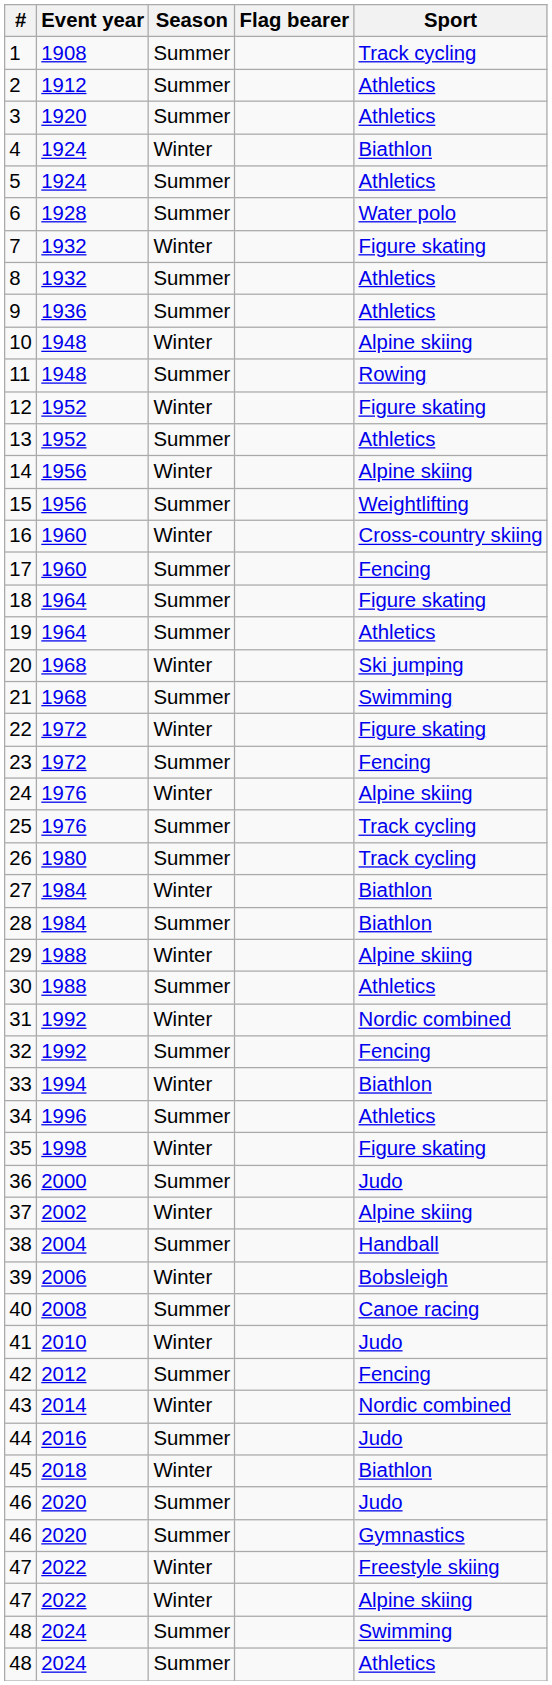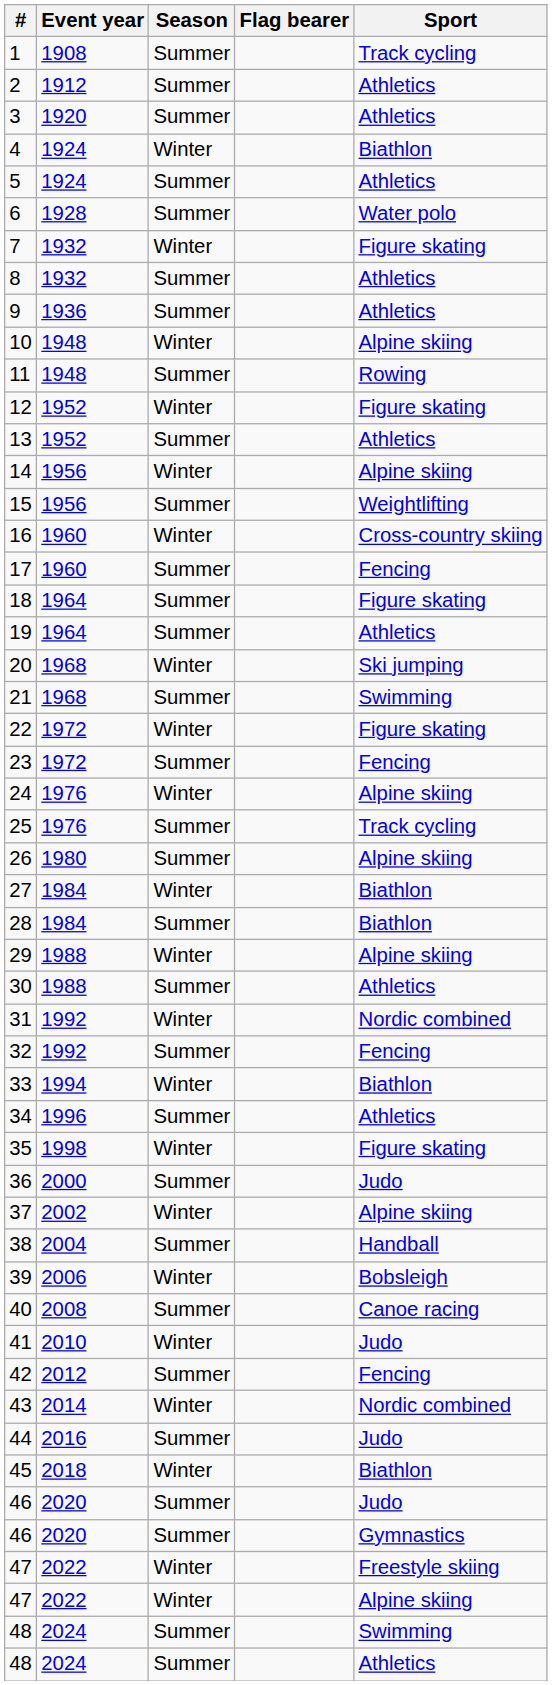(417, 858) Track cycling -> (416, 858) Alpine skiing
